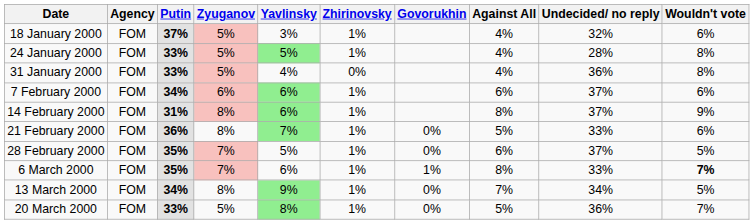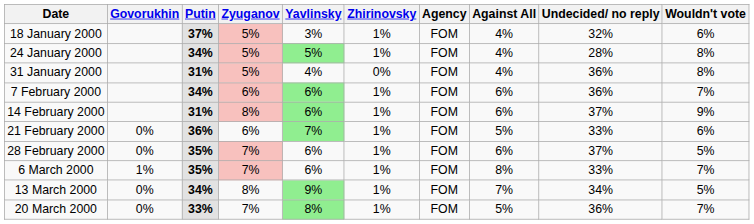columns swapped: (132, 14) <-> (432, 14)
(176, 53) 33% -> (200, 53) 34%
(176, 72) 33% -> (200, 72) 31%
(601, 92) 37% -> (601, 92) 36%
(706, 92) 6% -> (706, 92) 7%
(504, 111) 8% -> (504, 111) 6%
(226, 131) 8% -> (251, 131) 6%
(289, 151) 5% -> (313, 151) 6%
(706, 170) bold -> (706, 170) normal
(226, 209) 5% -> (251, 209) 7%
